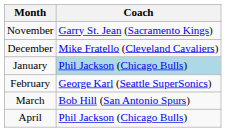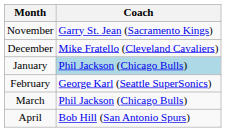(124, 100) Bob Hill (San Antonio Spurs) -> (123, 100) Phil Jackson (Chicago Bulls)
(123, 118) Phil Jackson (Chicago Bulls) -> (124, 118) Bob Hill (San Antonio Spurs)
